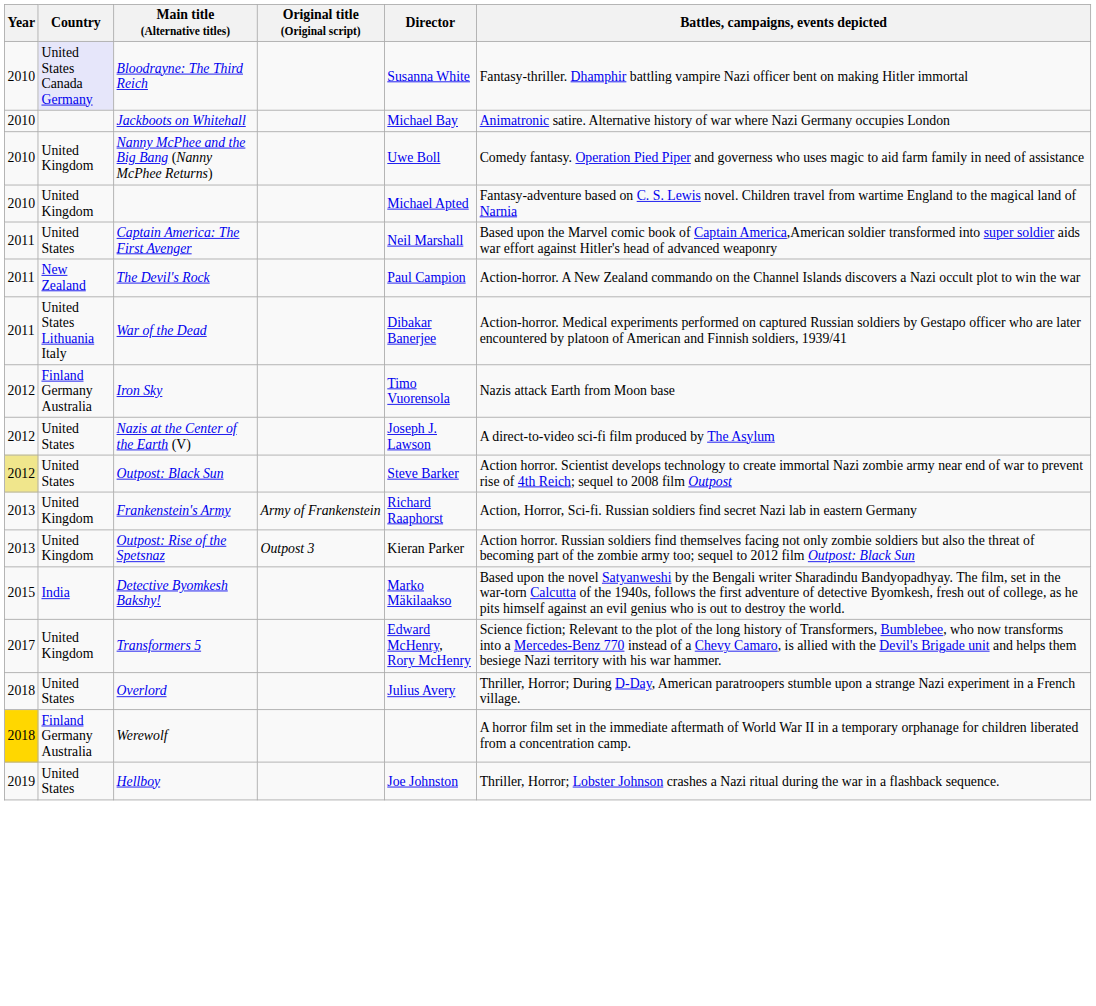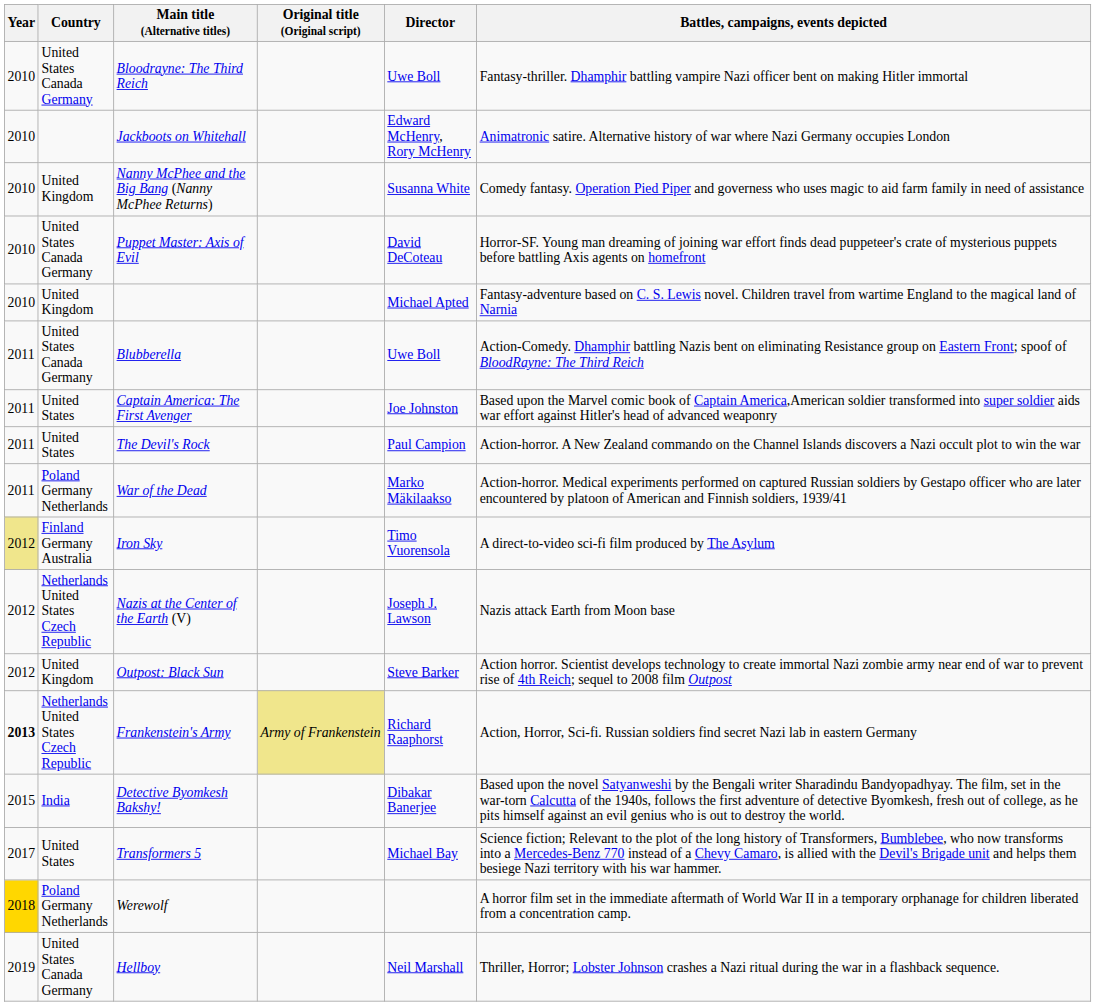(67, 75) lavender background -> (67, 75) no background
(429, 75) Susanna White -> (414, 75) Uwe Boll
(423, 120) Michael Bay -> (429, 136) Edward McHenry, Rory McHenry
(414, 158) Uwe Boll -> (429, 189) Susanna White
+ row: (180, 249)
+ row: (149, 355)
(425, 240) Neil Marshall -> (423, 408) Joe Johnston
(64, 277) New Zealand -> (60, 445) United States
(68, 330) United States Lithuania Italy -> (75, 490) Poland Germany Netherlands
(412, 330) Dibakar Banerjee -> (419, 490) Marko Mäkilaakso
(21, 391) no background -> (21, 543) khaki background
(577, 391) Nazis attack Earth from Moon base -> (627, 543) A direct-to-video sci-fi film produced by The Asylum
(60, 436) United States -> (75, 611) Netherlands United States Czech Republic
(627, 436) A direct-to-video sci-fi film produced by The Asylum -> (577, 611) Nazis attack Earth from Moon base
(21, 473) khaki background -> (21, 672) no background
(60, 473) United States -> (67, 672) United Kingdom
(21, 510) normal -> (21, 732) bold
(67, 510) United Kingdom -> (75, 732) Netherlands United States Czech Republic
(321, 510) no background -> (321, 732) khaki background
- row: (171, 548)
(419, 593) Marko Mäkilaakso -> (412, 800) Dibakar Banerjee
(67, 646) United Kingdom -> (60, 853) United States
(429, 646) Edward McHenry, Rory McHenry -> (423, 853) Michael Bay
- row: (142, 691)
(67, 736) Finland Germany Australia -> (75, 906) Poland Germany Netherlands
(60, 781) United States -> (67, 966) United States Canada Germany
(423, 781) Joe Johnston -> (425, 966) Neil Marshall
